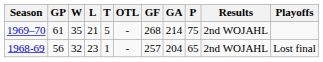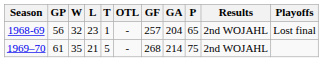rows swapped: (26, 48) <-> (26, 30)
